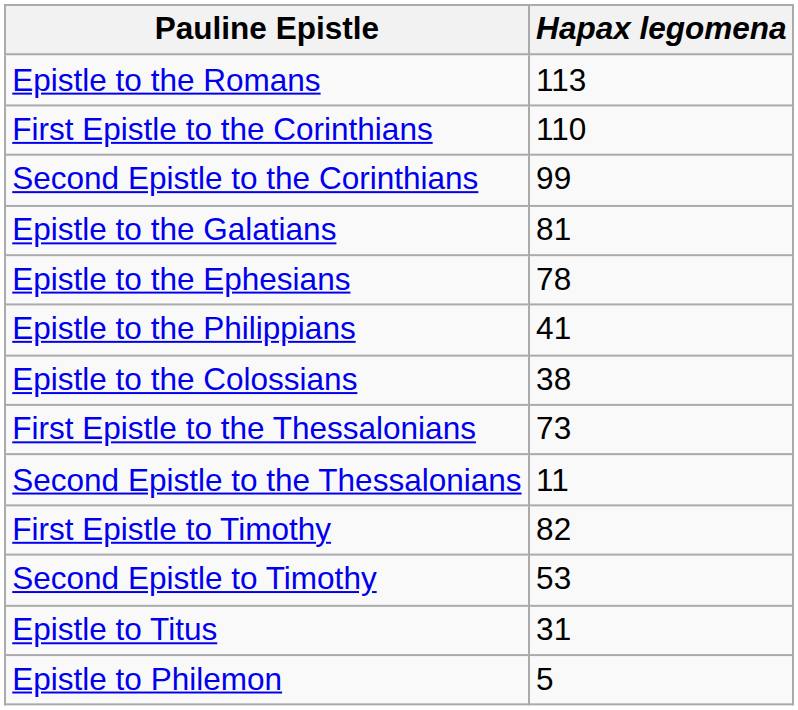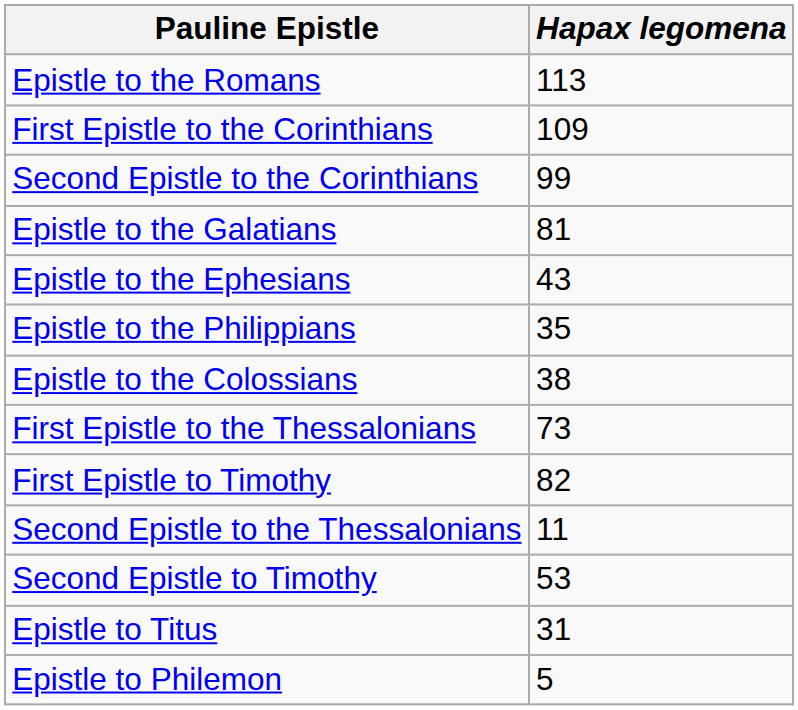(561, 129) 110 -> (562, 129) 109
(554, 279) 78 -> (554, 279) 43
(554, 329) 41 -> (554, 329) 35
rows swapped: (267, 479) <-> (172, 529)
